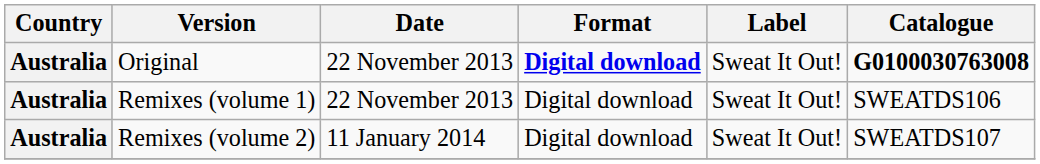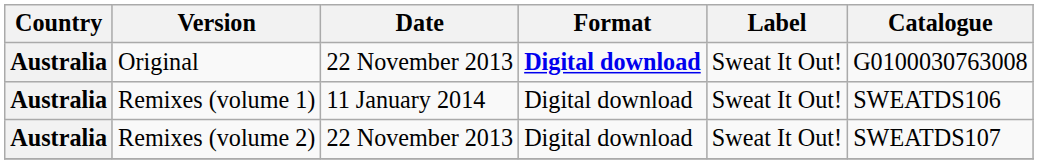(941, 61) bold -> (940, 61) normal
(420, 100) 22 November 2013 -> (406, 100) 11 January 2014
(406, 138) 11 January 2014 -> (420, 138) 22 November 2013
